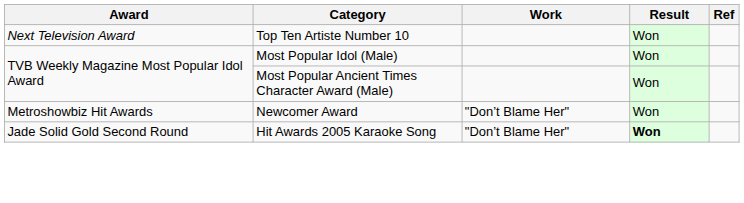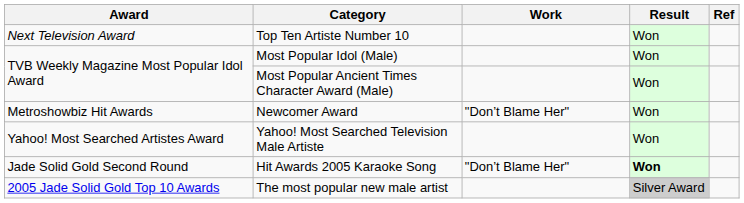+ row: (352, 139)
+ row: (352, 187)
